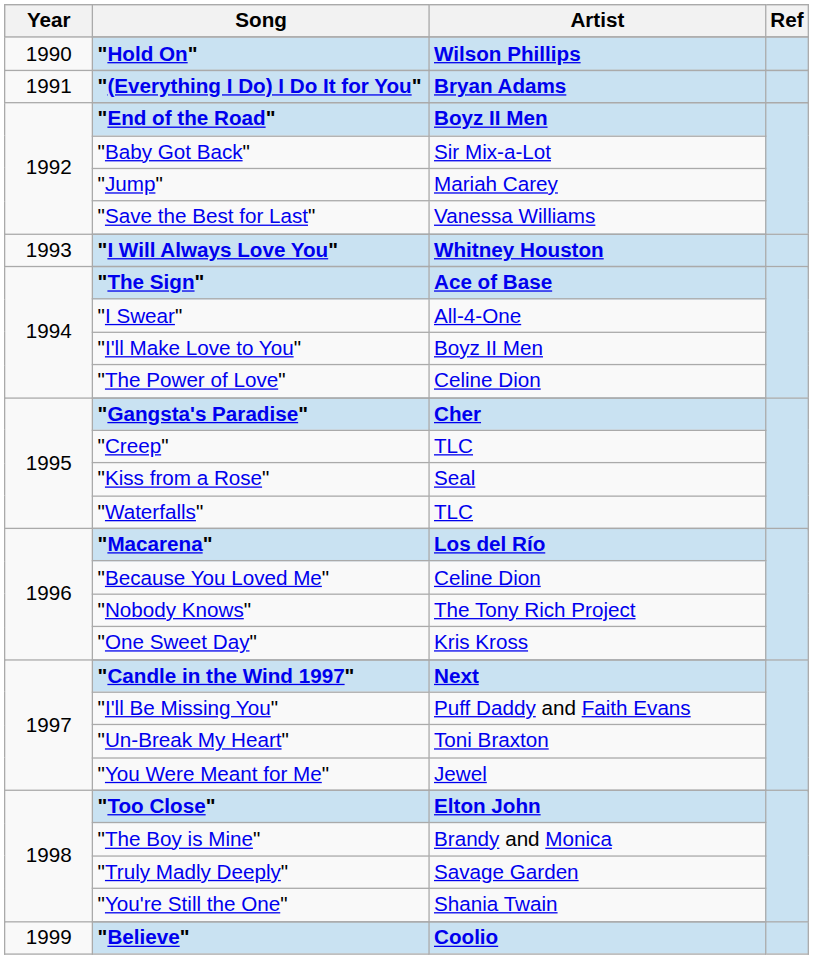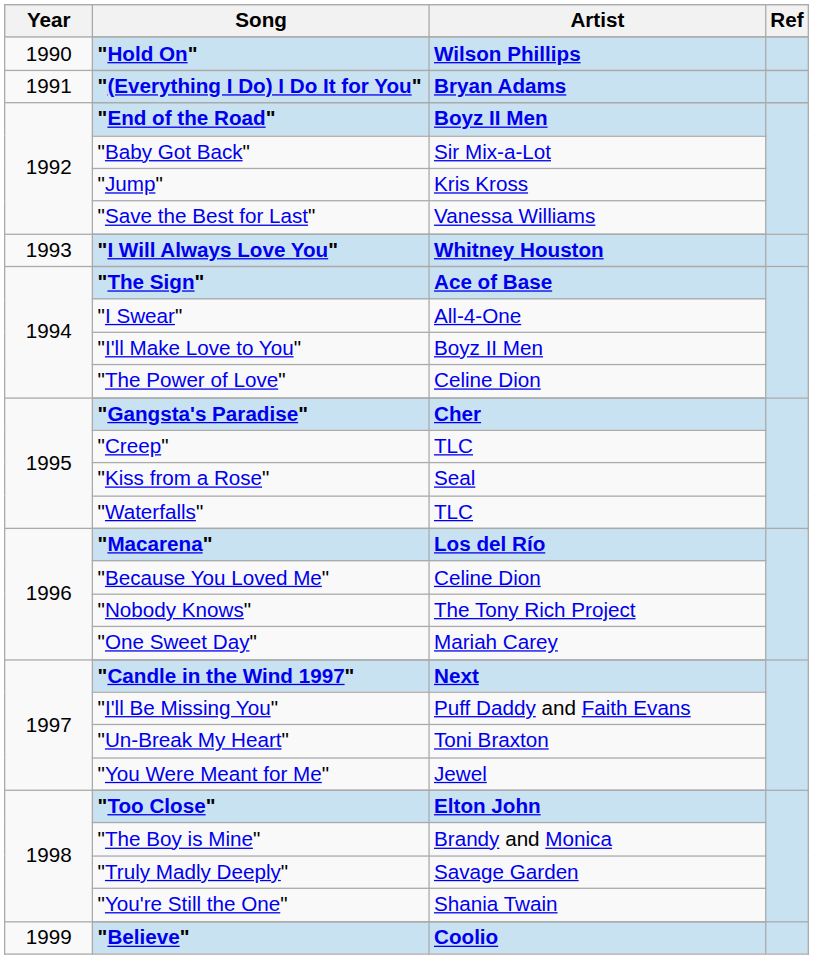(496, 184) Mariah Carey -> (481, 184) Kris Kross
(481, 642) Kris Kross -> (496, 642) Mariah Carey
